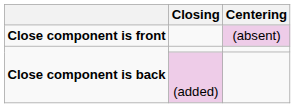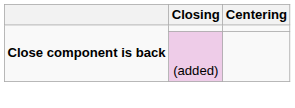- row: (87, 35)
